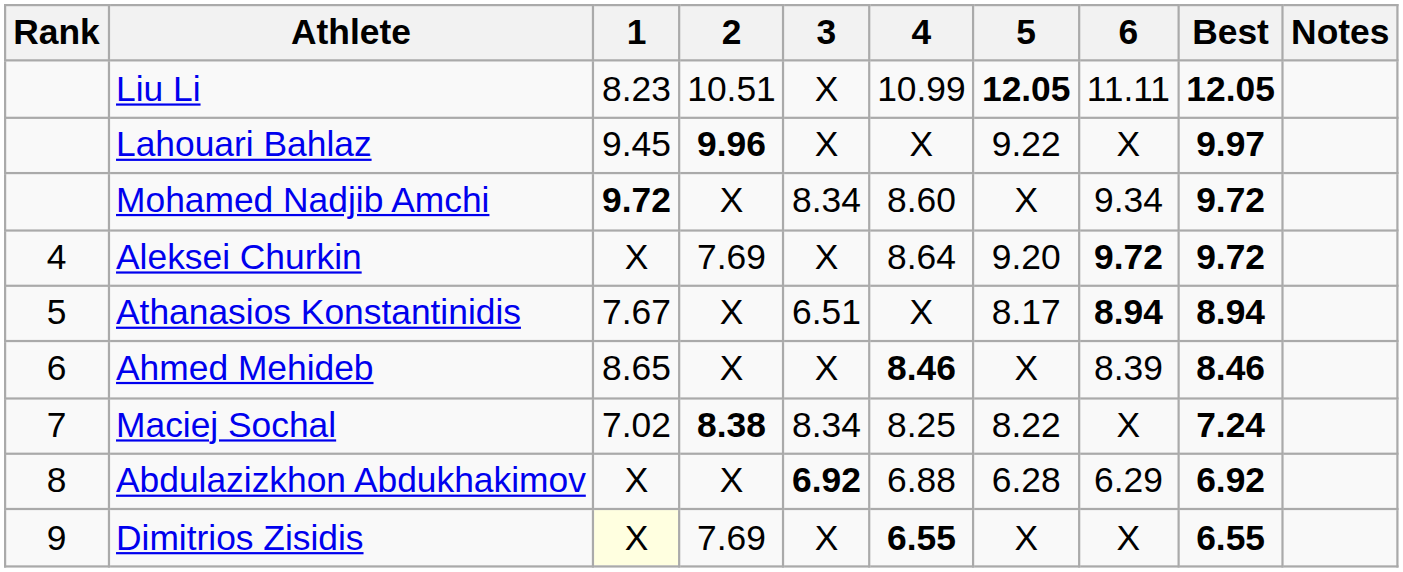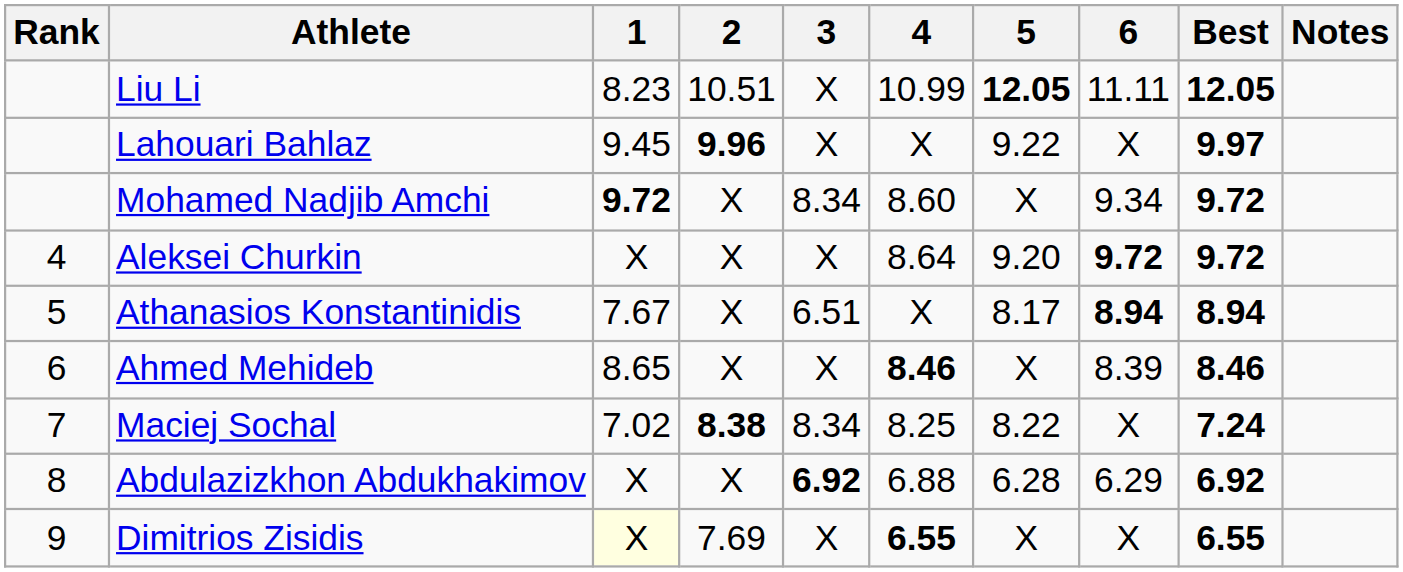(731, 256) 7.69 -> (731, 256) X
